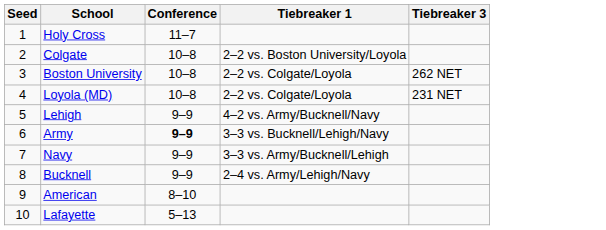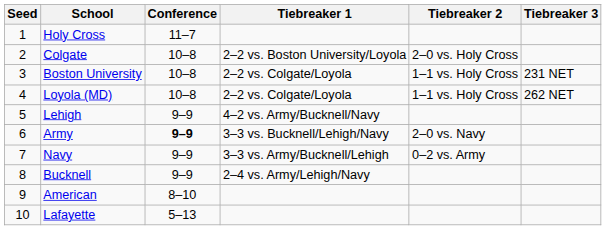+ column: (465, 14)
(437, 74) 262 NET -> (549, 74) 231 NET
(437, 94) 231 NET -> (549, 94) 262 NET
